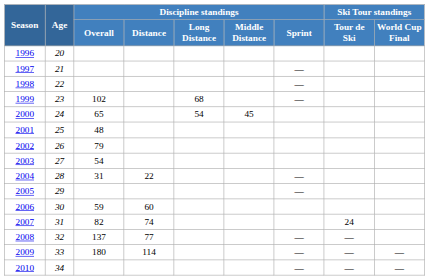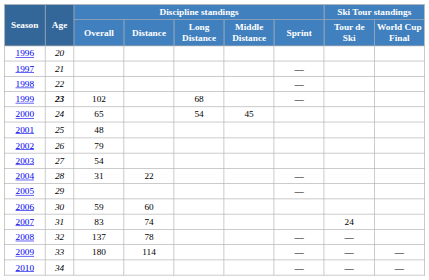(60, 99) normal -> (60, 99) bold
(99, 222) 82 -> (99, 222) 83
(149, 237) 77 -> (149, 237) 78
